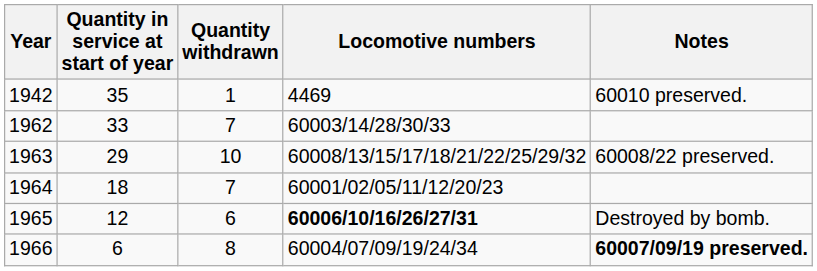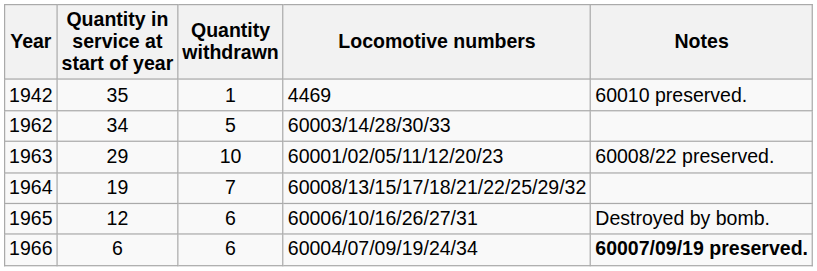(117, 125) 33 -> (117, 125) 34
(231, 125) 7 -> (231, 125) 5
(437, 156) 60008/13/15/17/18/21/22/25/29/32 -> (396, 156) 60001/02/05/11/12/20/23
(117, 187) 18 -> (117, 187) 19
(396, 187) 60001/02/05/11/12/20/23 -> (437, 187) 60008/13/15/17/18/21/22/25/29/32
(383, 218) bold -> (383, 218) normal
(231, 249) 8 -> (231, 249) 6
